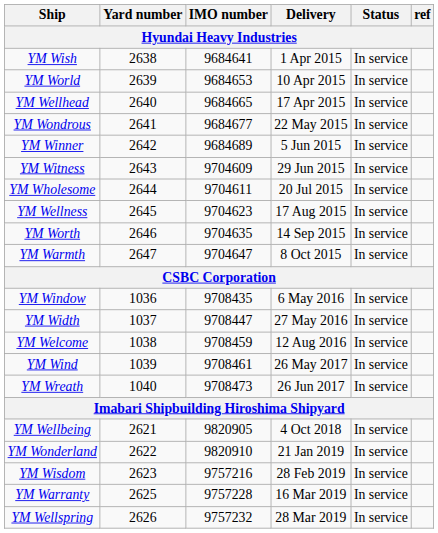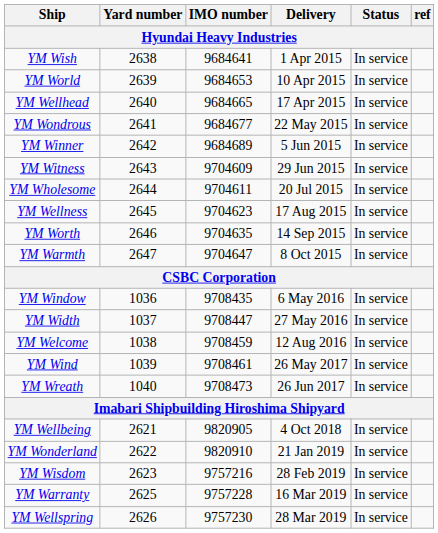(228, 517) 9757232 -> (228, 517) 9757230
